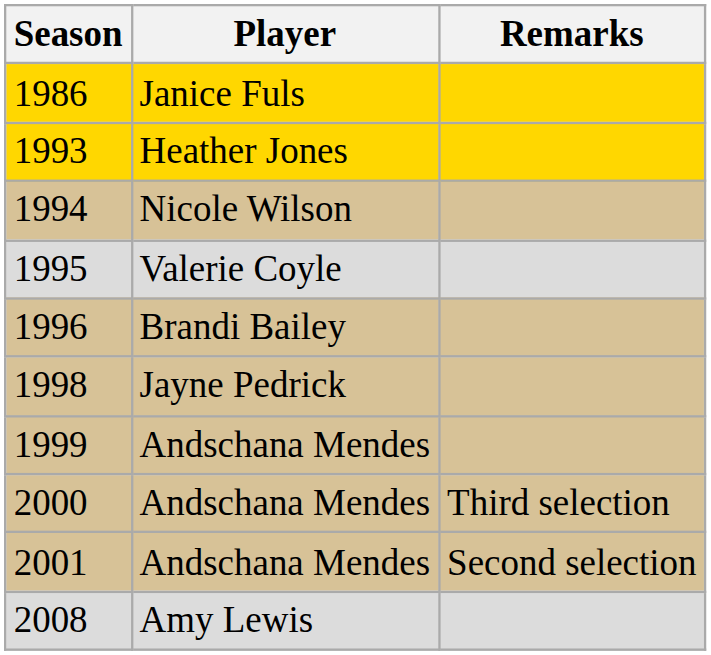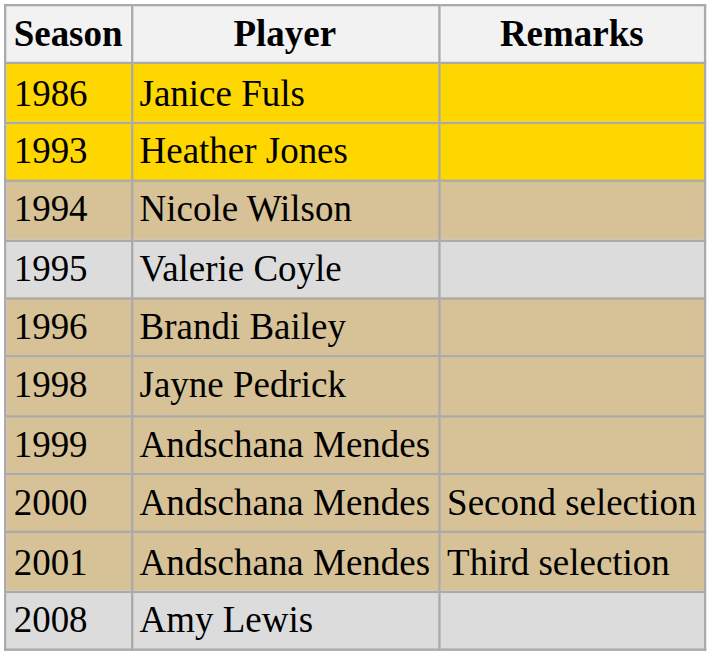(558, 502) Third selection -> (572, 502) Second selection
(572, 561) Second selection -> (558, 561) Third selection
